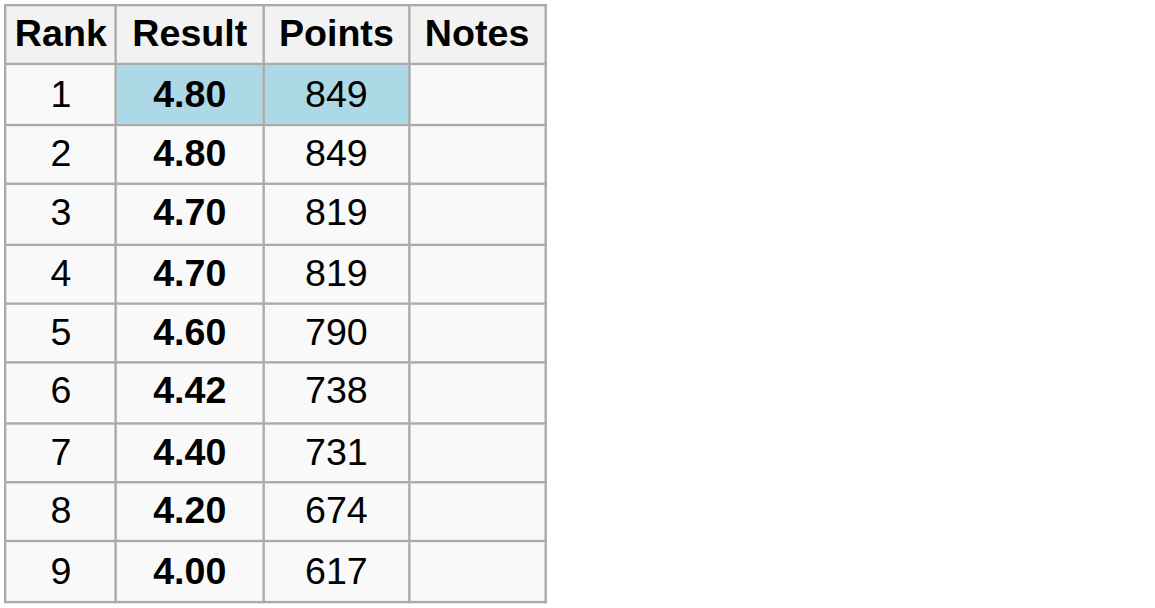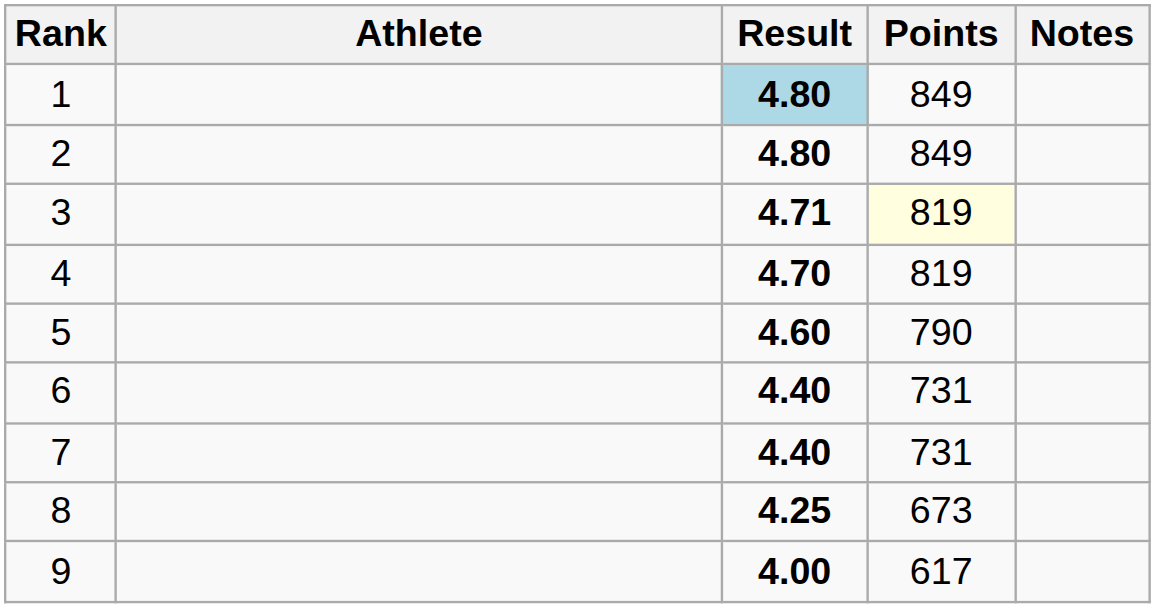+ column: (419, 34)
(336, 93) lightblue background -> (941, 93) no background
(190, 213) 4.70 -> (795, 213) 4.71
(336, 213) no background -> (941, 213) lightyellow background
(190, 392) 4.42 -> (795, 392) 4.40
(336, 392) 738 -> (941, 392) 731
(190, 511) 4.20 -> (795, 511) 4.25
(336, 511) 674 -> (941, 511) 673
